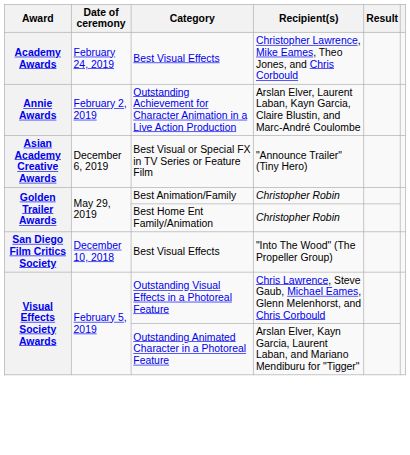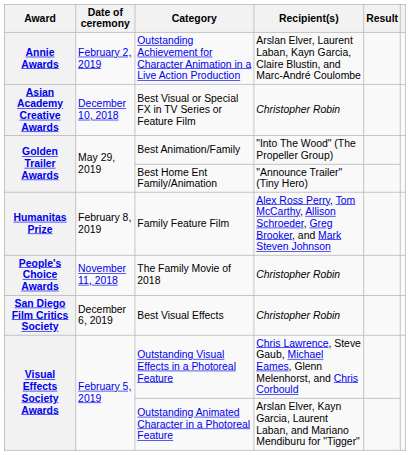- row: (38, 58)
(98, 161) December 6, 2019 -> (102, 110) December 10, 2018
(299, 161) "Announce Trailer" (Tiny Hero) -> (298, 110) Christopher Robin
(298, 195) Christopher Robin -> (306, 149) "Into The Wood" (The Propeller Group)
(298, 218) Christopher Robin -> (299, 178) "Announce Trailer" (Tiny Hero)
+ row: (40, 223)
+ row: (40, 275)
(98, 252) December 10, 2018 -> (102, 315) December 6, 2019
(306, 252) "Into The Wood" (The Propeller Group) -> (298, 315) Christopher Robin
